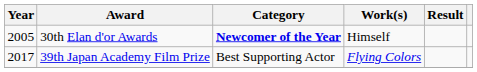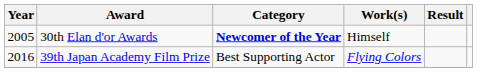(21, 57) 2017 -> (21, 57) 2016
